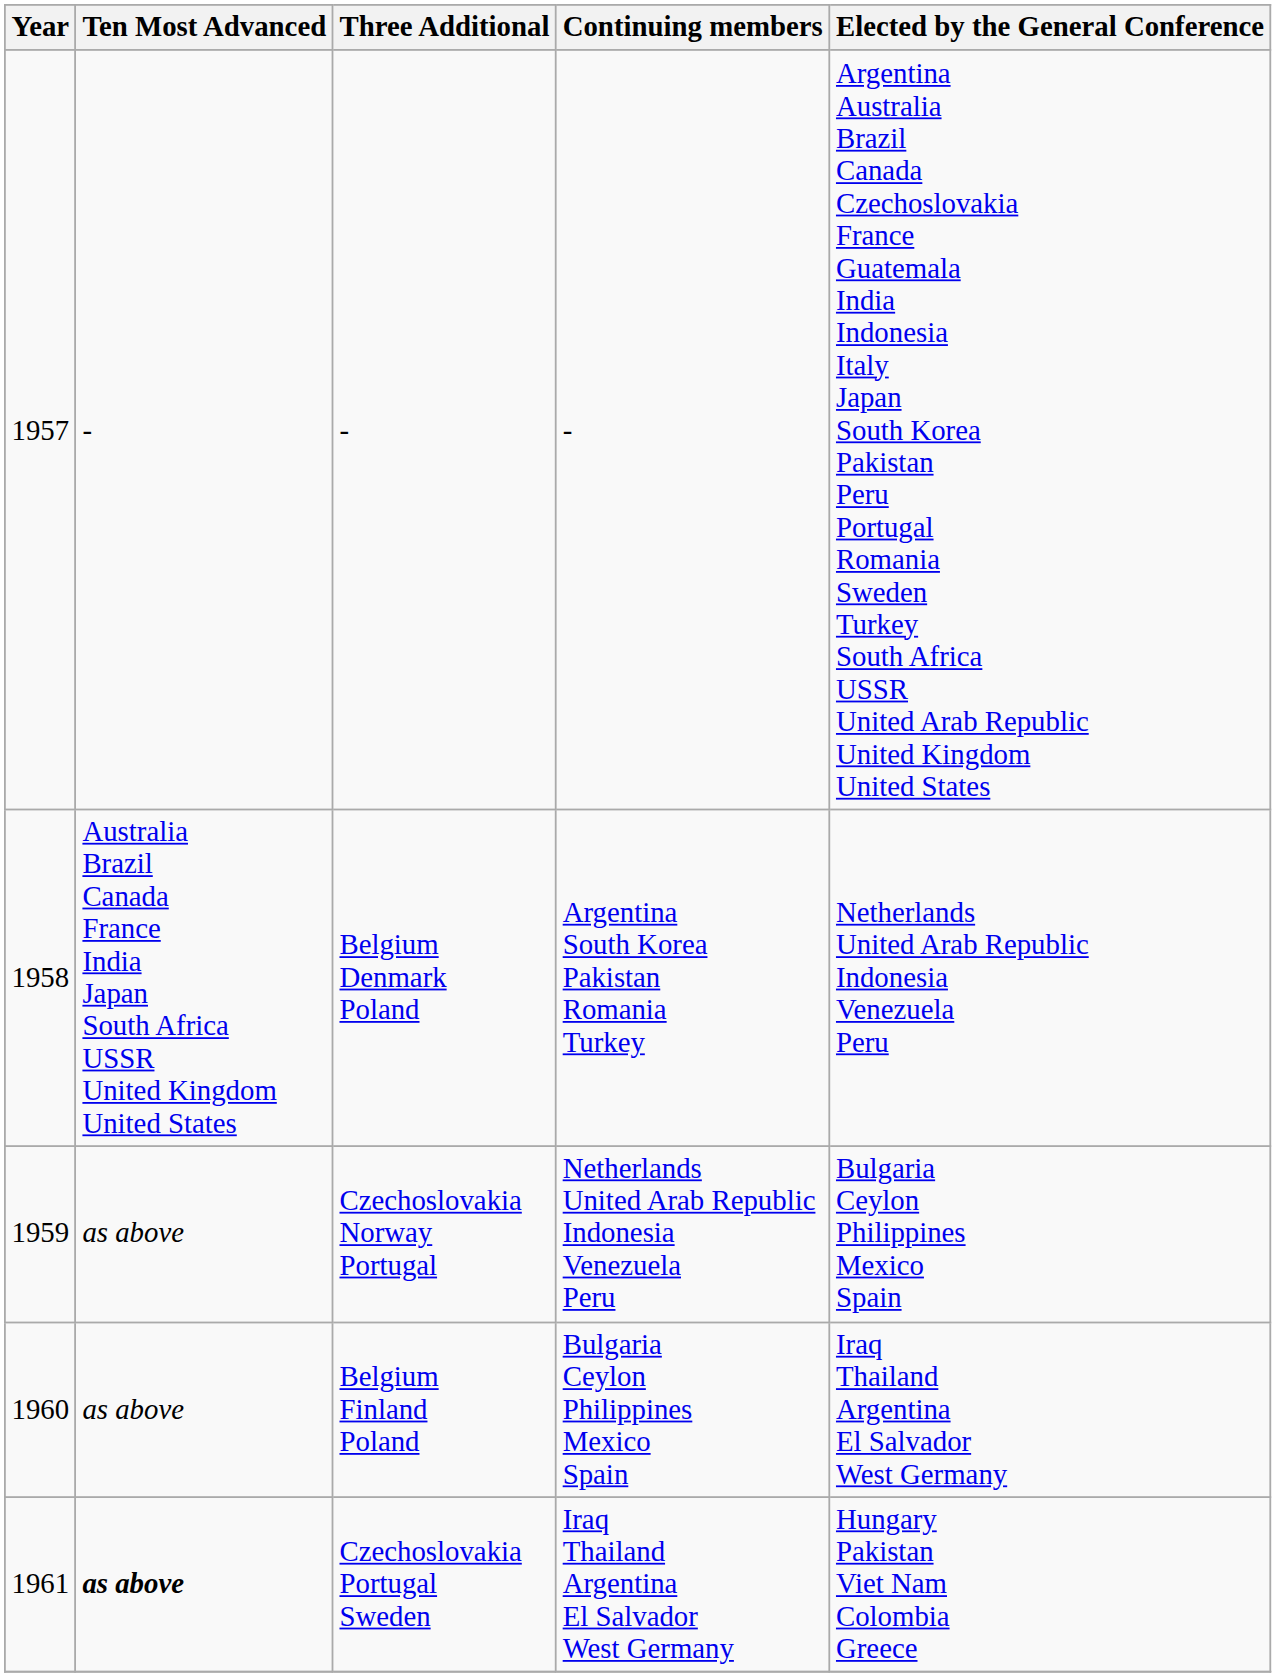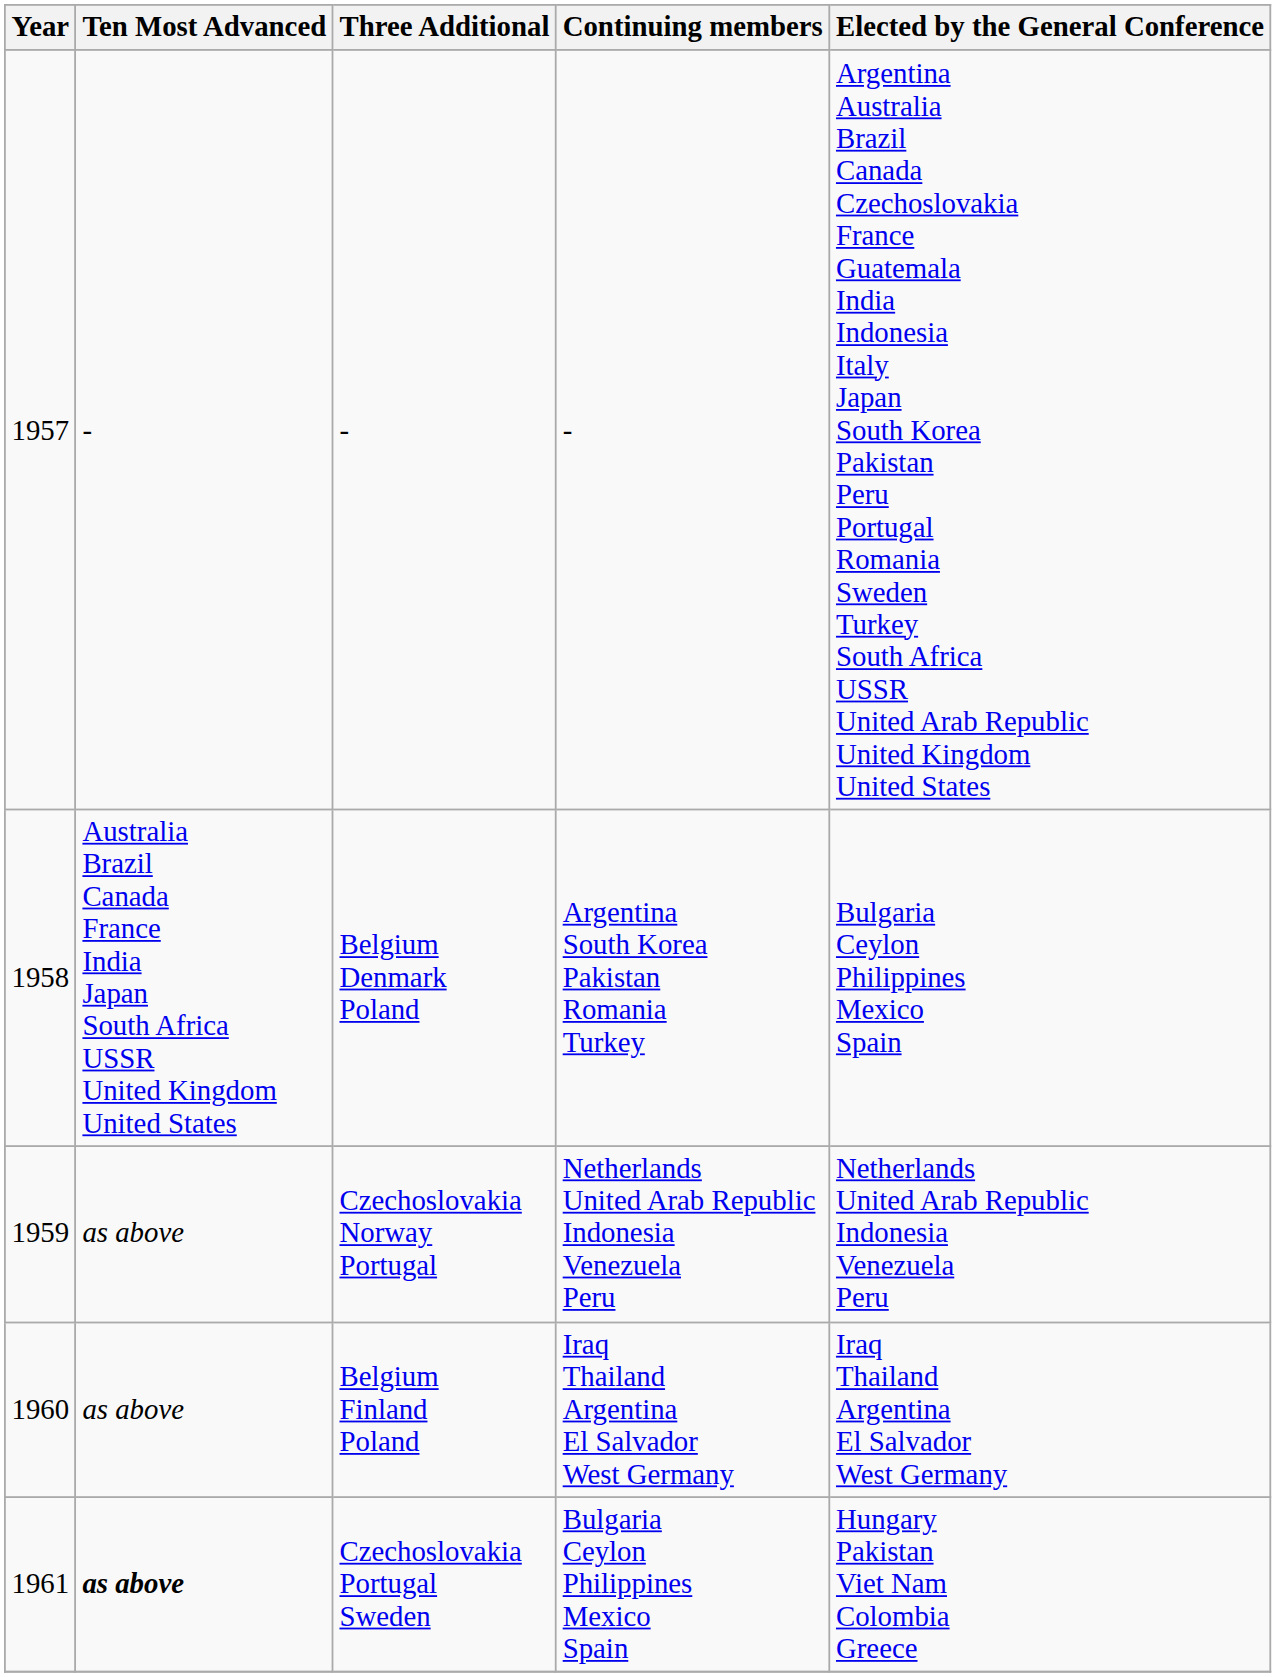(962, 977) Netherlands United Arab Republic Indonesia Venezuela Peru -> (901, 977) Bulgaria Ceylon Philippines Mexico Spain
(901, 1233) Bulgaria Ceylon Philippines Mexico Spain -> (962, 1233) Netherlands United Arab Republic Indonesia Venezuela Peru
(627, 1408) Bulgaria Ceylon Philippines Mexico Spain -> (648, 1408) Iraq Thailand Argentina El Salvador West Germany
(648, 1584) Iraq Thailand Argentina El Salvador West Germany -> (627, 1584) Bulgaria Ceylon Philippines Mexico Spain
